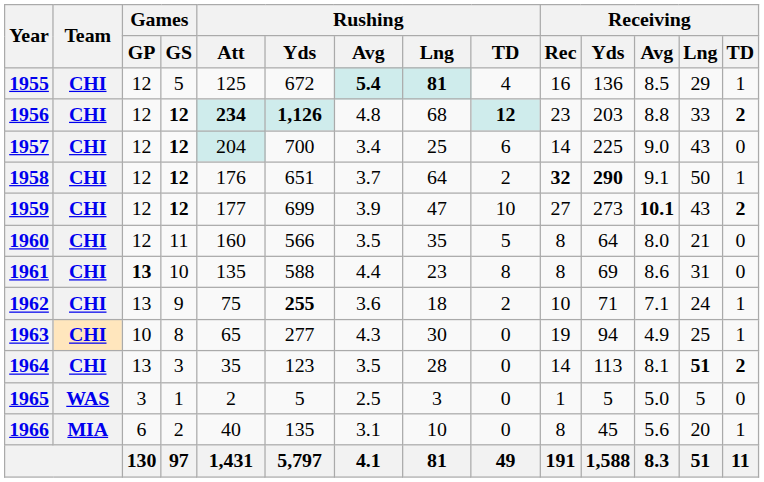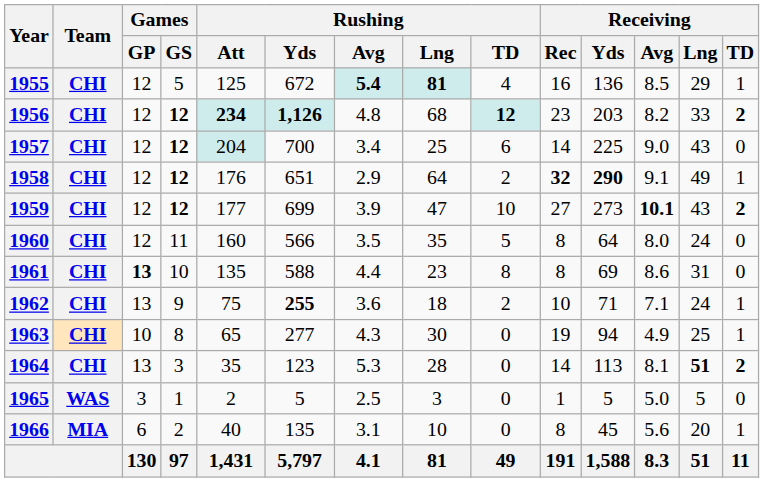(657, 114) 8.8 -> (657, 114) 8.2
(368, 177) 3.7 -> (368, 177) 2.9
(700, 177) 50 -> (700, 177) 49
(700, 240) 21 -> (700, 240) 24
(368, 366) 3.5 -> (368, 366) 5.3
